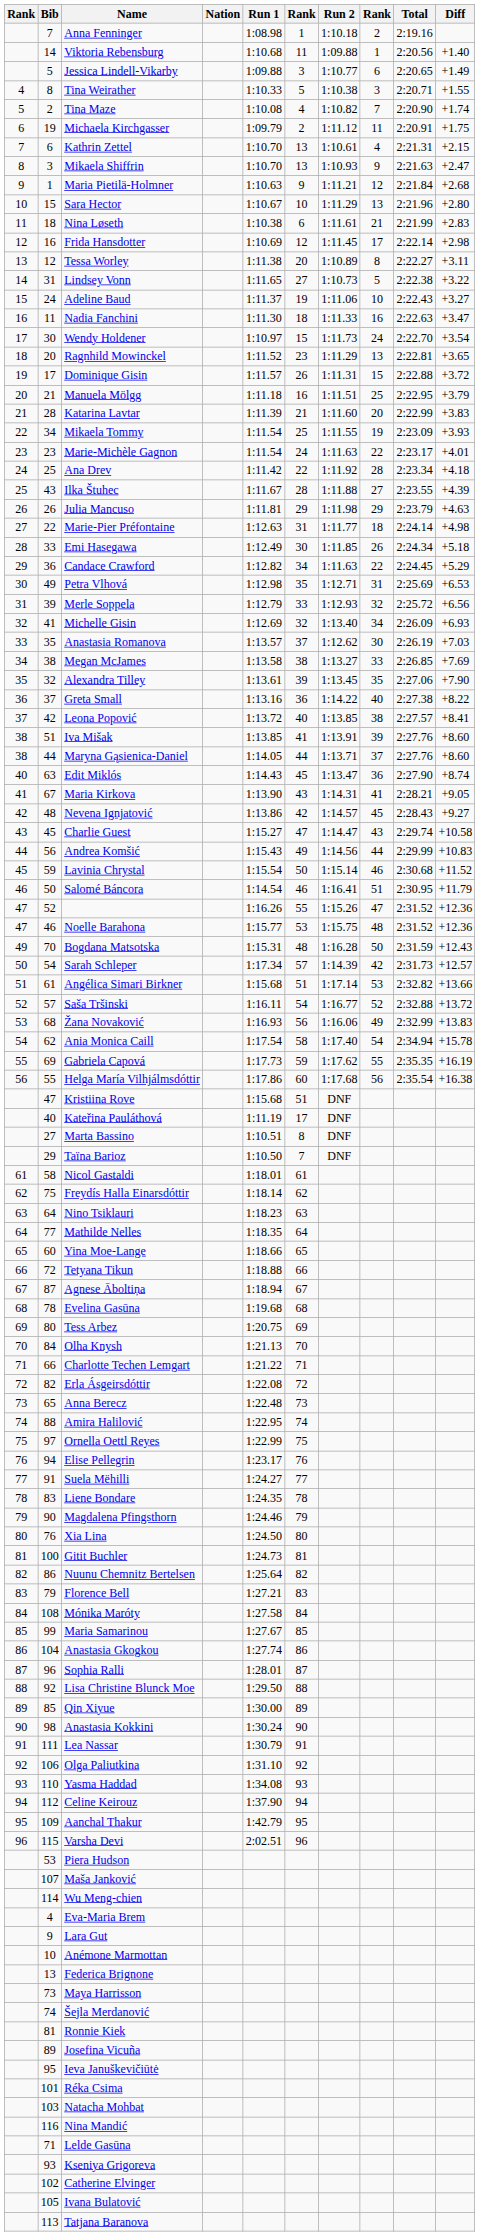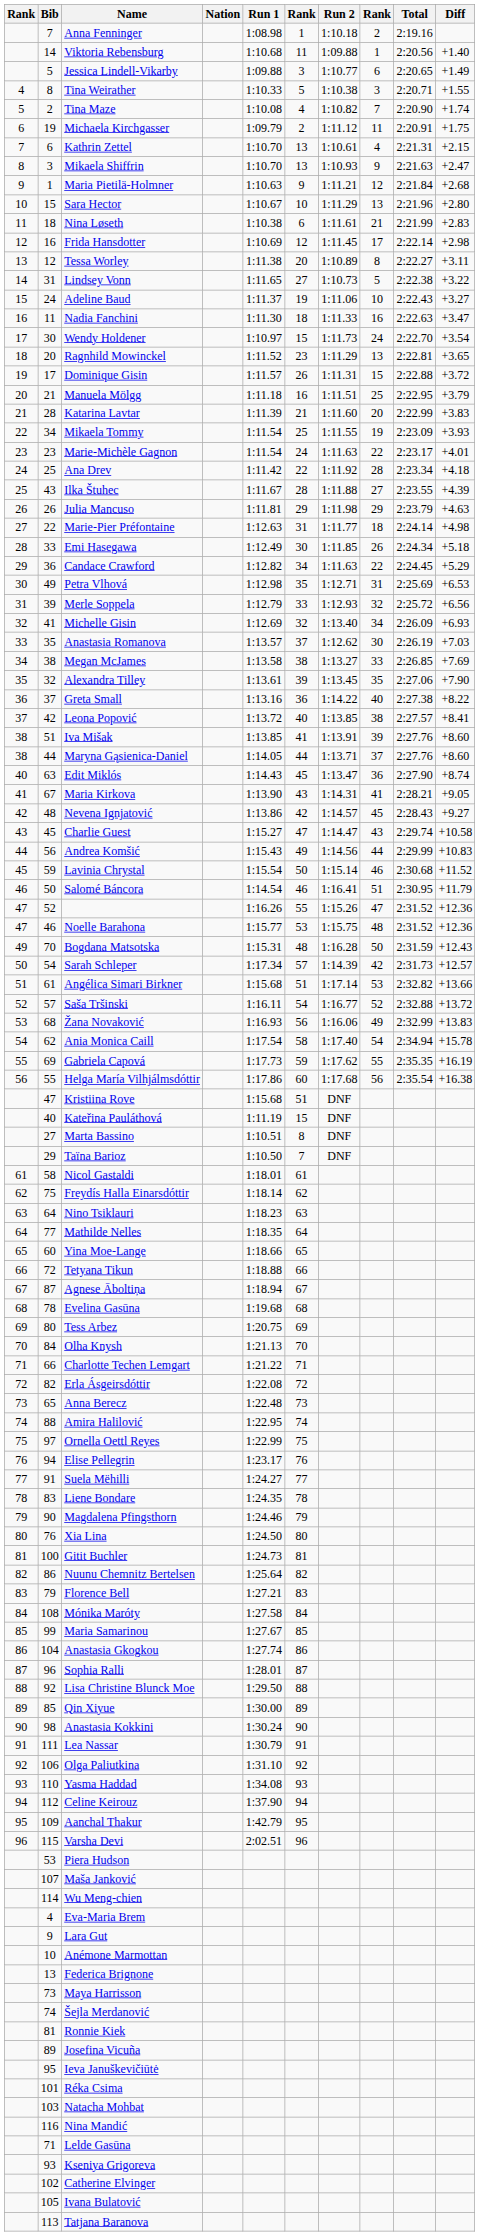(302, 1117) 17 -> (302, 1117) 15
